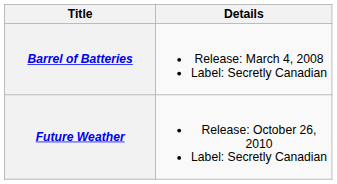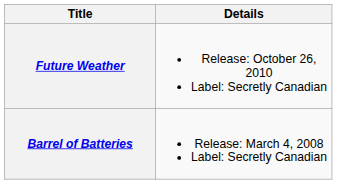rows swapped: (80, 59) <-> (80, 137)
